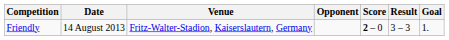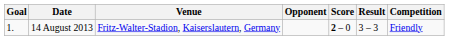columns swapped: (432, 12) <-> (33, 12)
